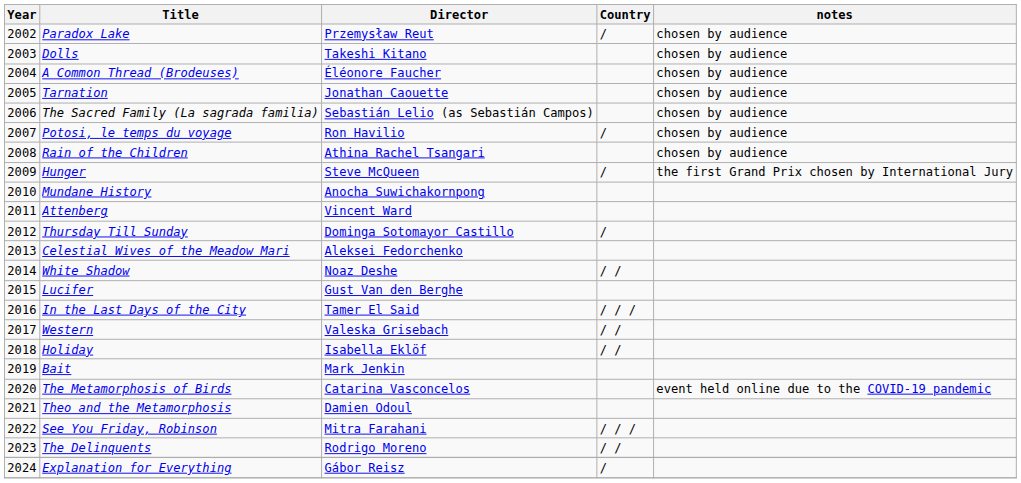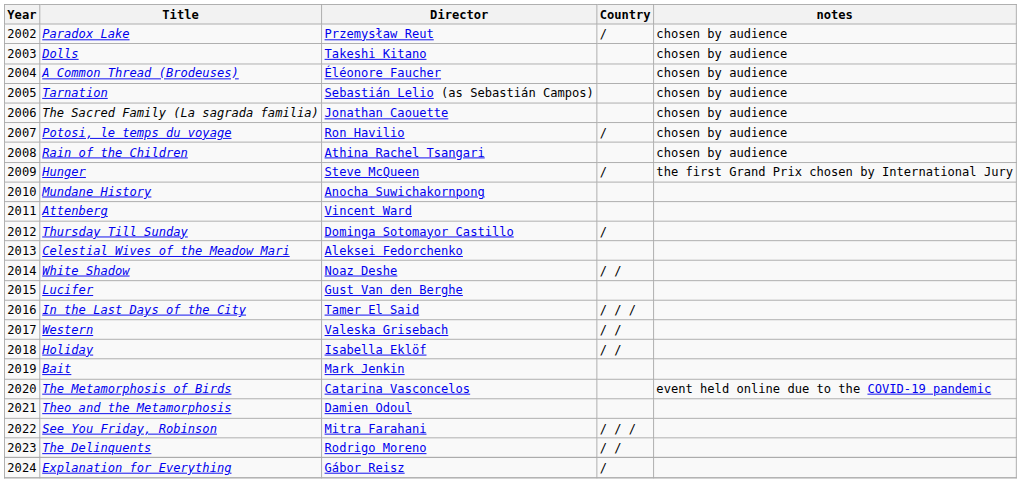(386, 93) Jonathan Caouette -> (459, 93) Sebastián Lelio (as Sebastián Campos)
(459, 113) Sebastián Lelio (as Sebastián Campos) -> (386, 113) Jonathan Caouette
